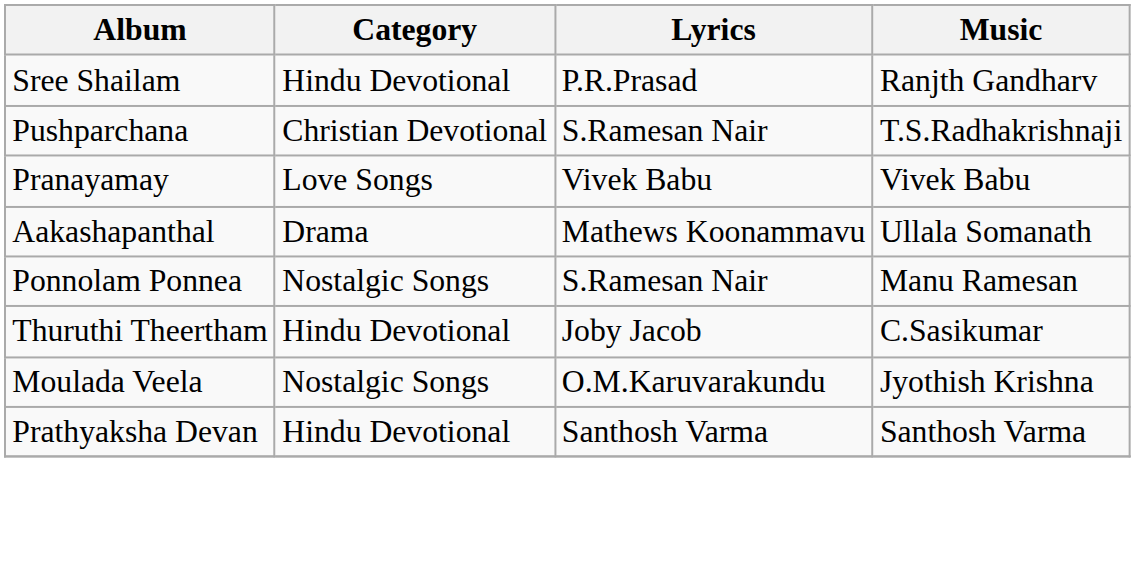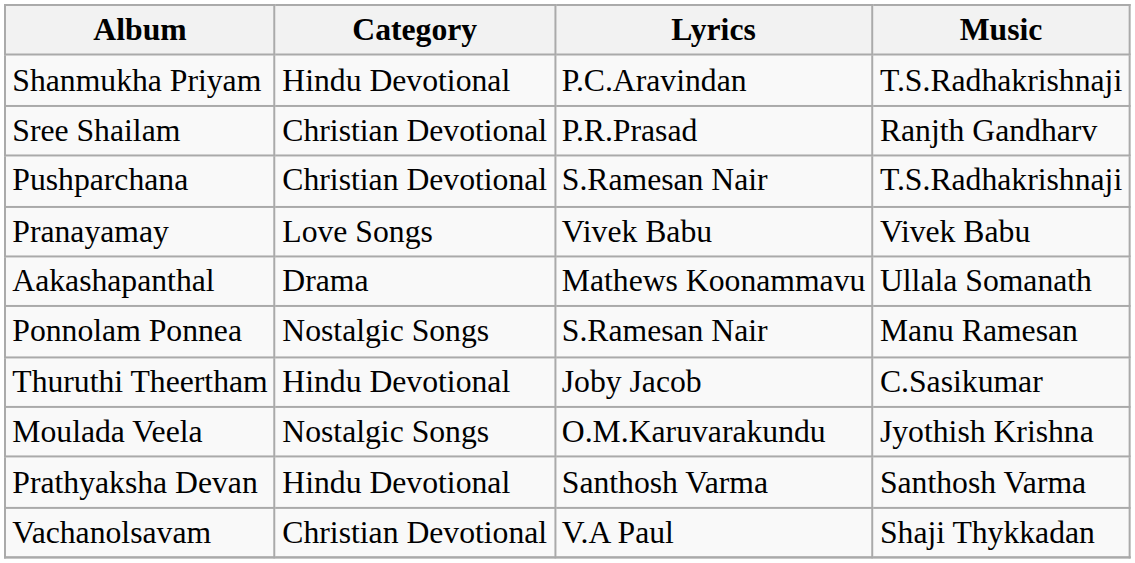+ row: (137, 79)
(396, 79) Hindu Devotional -> (415, 130) Christian Devotional
+ row: (112, 532)
